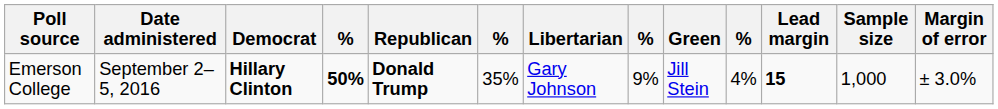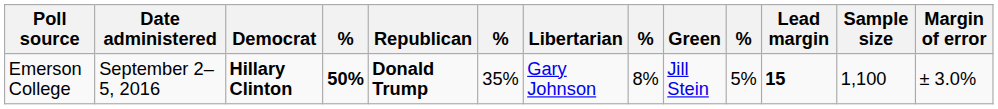(646, 78) 9% -> (646, 78) 8%
(744, 78) 4% -> (744, 78) 5%
(864, 78) 1,000 -> (864, 78) 1,100
